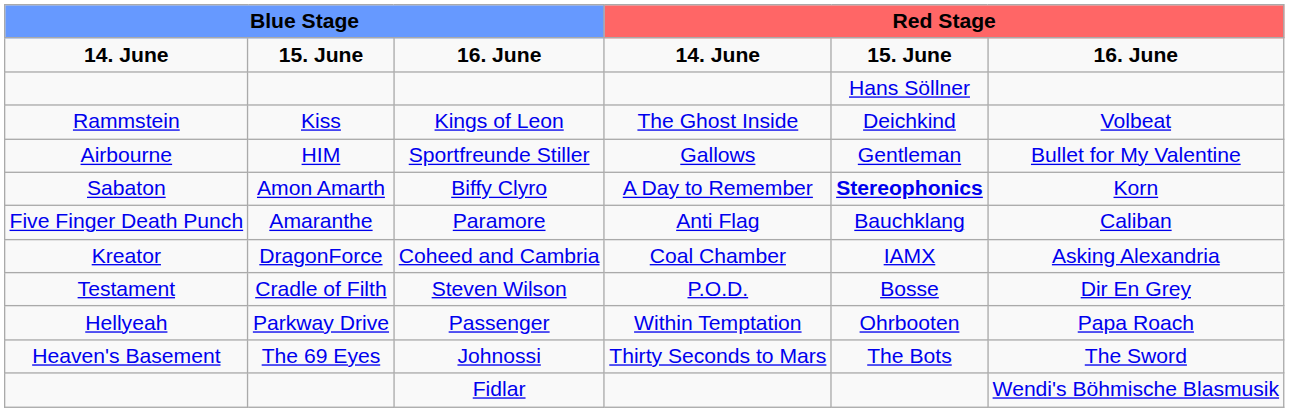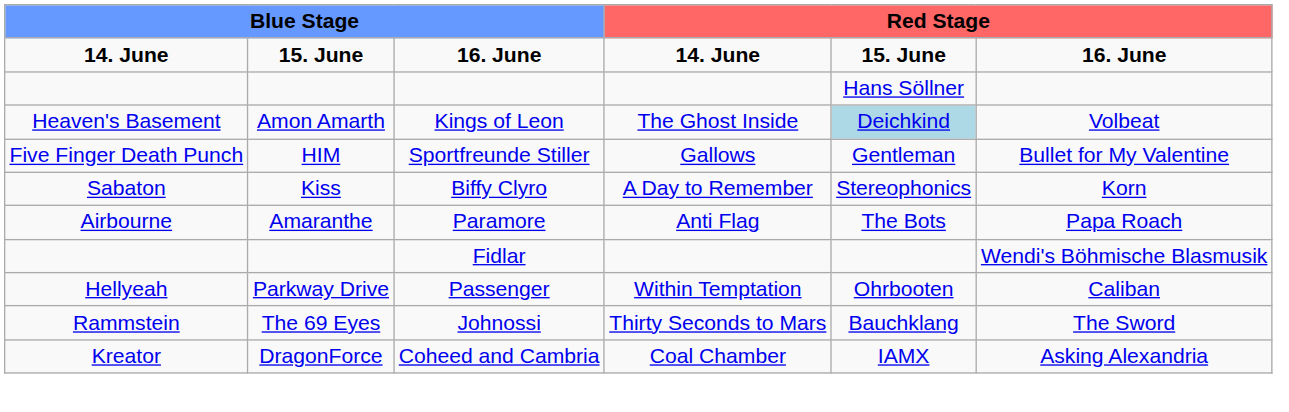(126, 121) Rammstein -> (126, 121) Heaven's Basement
(321, 121) Kiss -> (321, 121) Amon Amarth
(909, 121) no background -> (904, 121) lightblue background
(126, 155) Airbourne -> (126, 155) Five Finger Death Punch
(321, 188) Amon Amarth -> (321, 188) Kiss
(909, 188) bold -> (904, 188) normal
(126, 222) Five Finger Death Punch -> (126, 222) Airbourne
(909, 222) Bauchklang -> (904, 222) The Bots
(1136, 222) Caliban -> (1124, 222) Papa Roach
rows swapped: (499, 255) <-> (499, 389)
- row: (499, 289)
(1136, 322) Papa Roach -> (1124, 289) Caliban
(126, 356) Heaven's Basement -> (126, 322) Rammstein
(909, 356) The Bots -> (904, 322) Bauchklang
